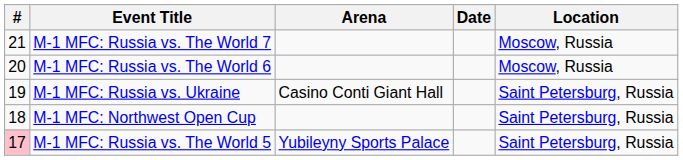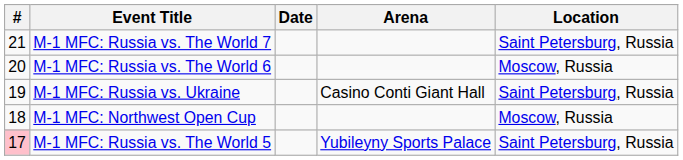columns swapped: (474, 17) <-> (364, 17)
(556, 42) Moscow, Russia -> (586, 42) Saint Petersburg, Russia
(586, 118) Saint Petersburg, Russia -> (556, 118) Moscow, Russia
